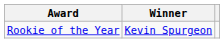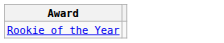- column: (168, 13)
